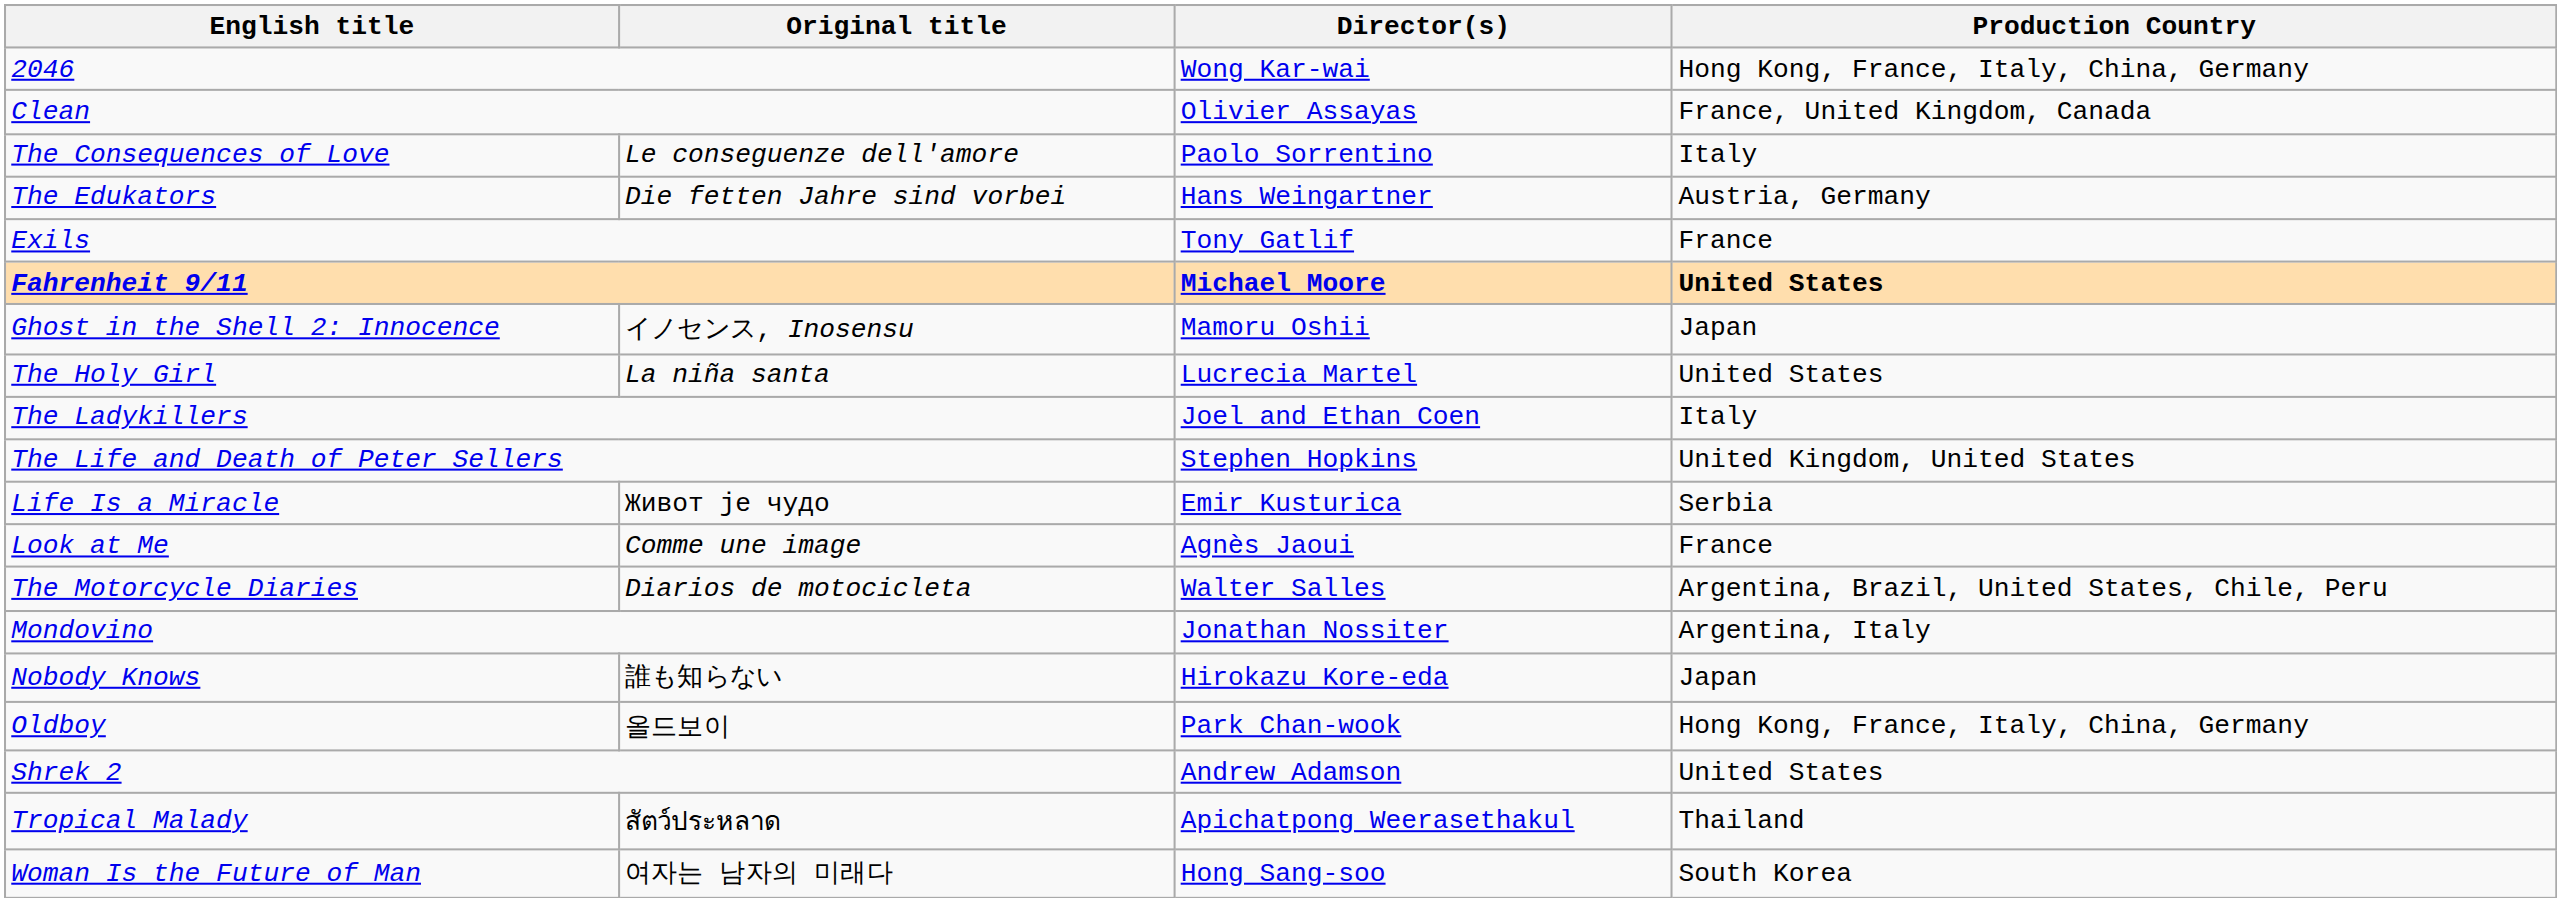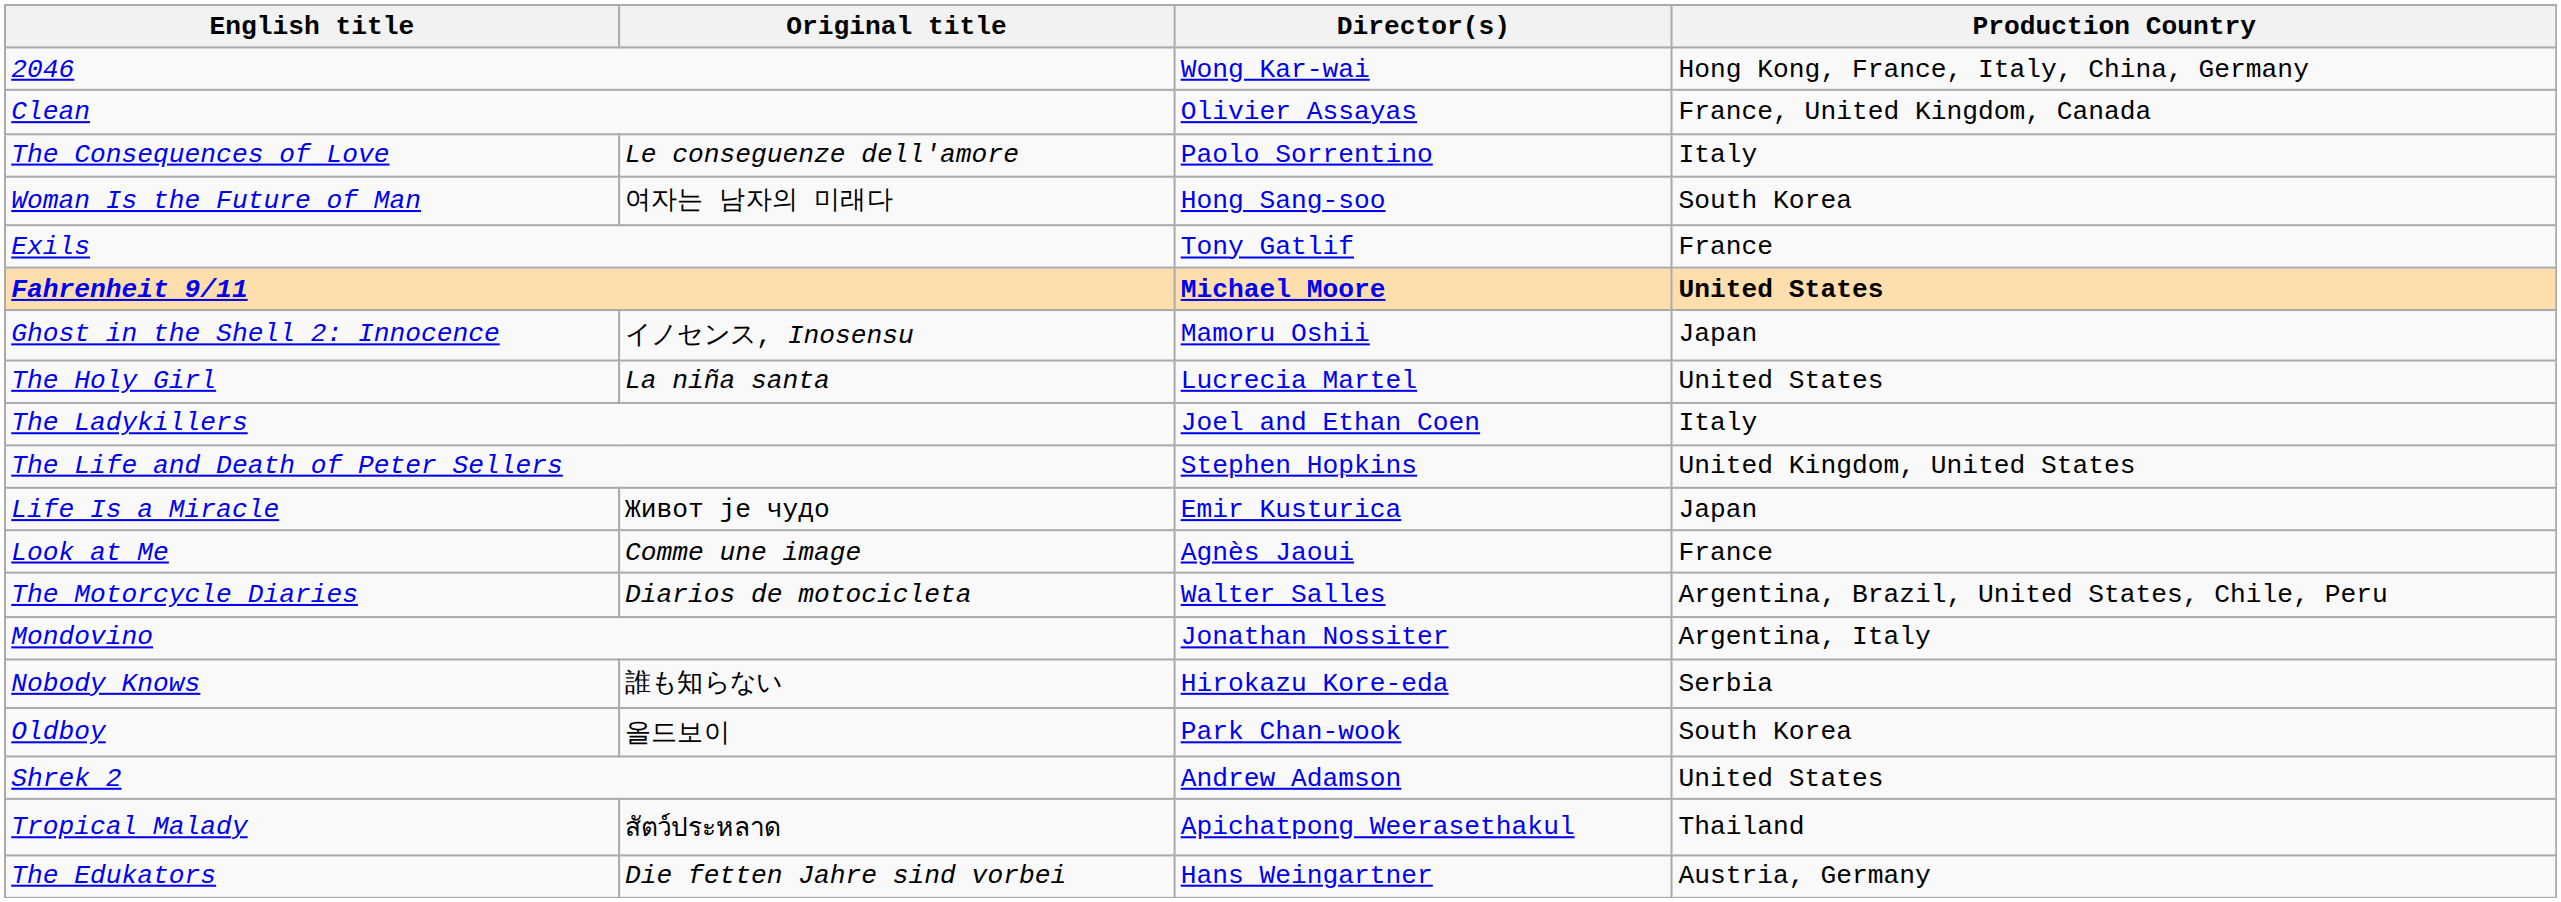rows swapped: (114, 198) <-> (216, 873)
(1726, 503) Serbia -> (1718, 509) Japan
(1718, 677) Japan -> (1726, 684) Serbia
(1994, 726) Hong Kong, France, Italy, China, Germany -> (1765, 732) South Korea
